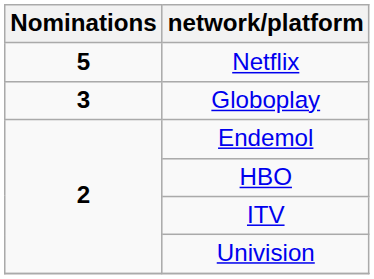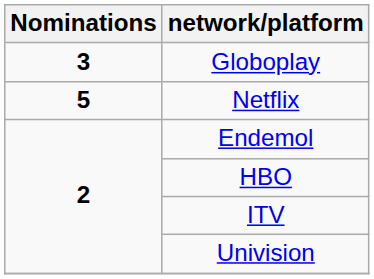rows swapped: (266, 61) <-> (266, 100)
